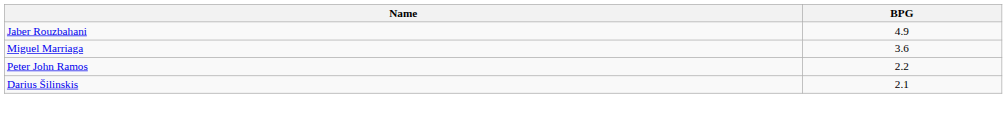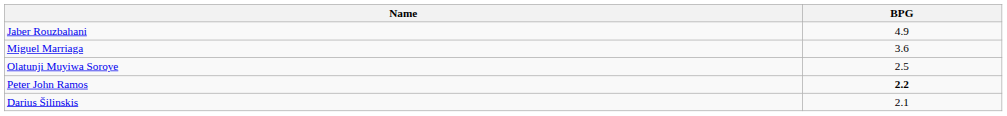+ row: (63, 66)
(902, 66) normal -> (902, 84) bold
